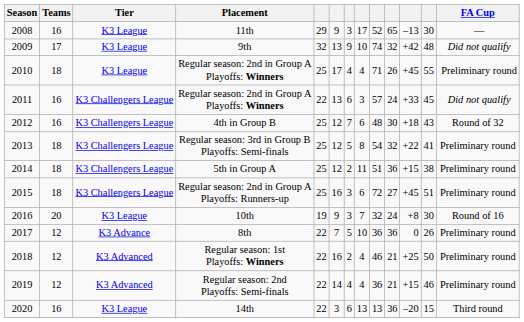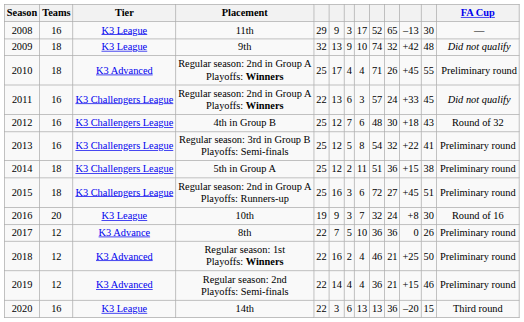(56, 47) 17 -> (56, 47) 18
(124, 70) K3 League -> (124, 70) K3 Advanced
(56, 146) 18 -> (56, 146) 16
